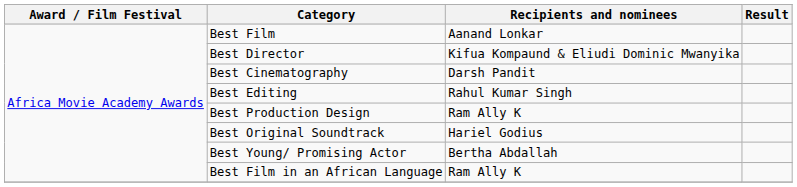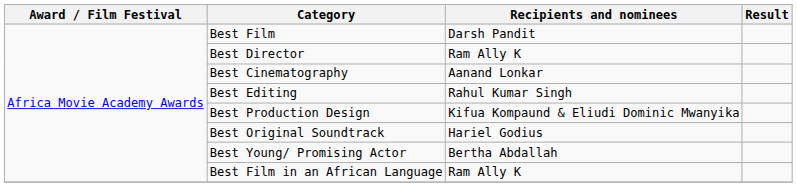(496, 34) Aanand Lonkar -> (492, 34) Darsh Pandit
(594, 54) Kifua Kompaund & Eliudi Dominic Mwanyika -> (485, 54) Ram Ally K
(492, 73) Darsh Pandit -> (496, 73) Aanand Lonkar
(485, 113) Ram Ally K -> (594, 113) Kifua Kompaund & Eliudi Dominic Mwanyika
